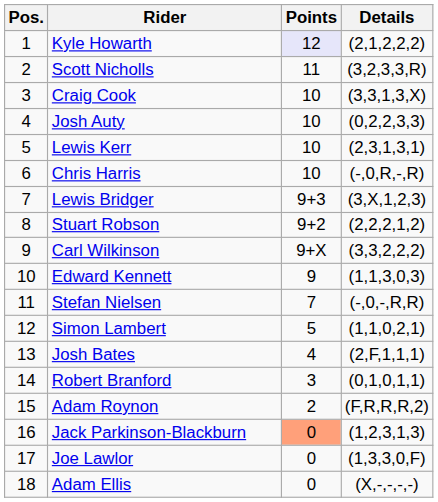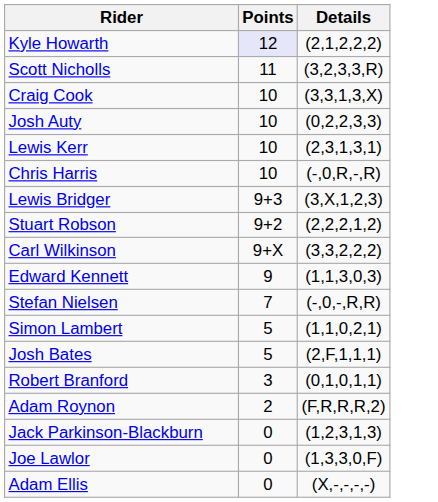- column: (26, 17)
(311, 354) 4 -> (268, 354) 5
(311, 432) lightsalmon background -> (268, 432) no background
